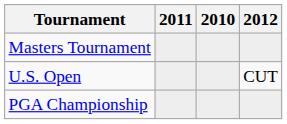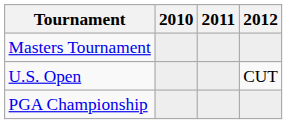columns swapped: (218, 18) <-> (176, 18)
